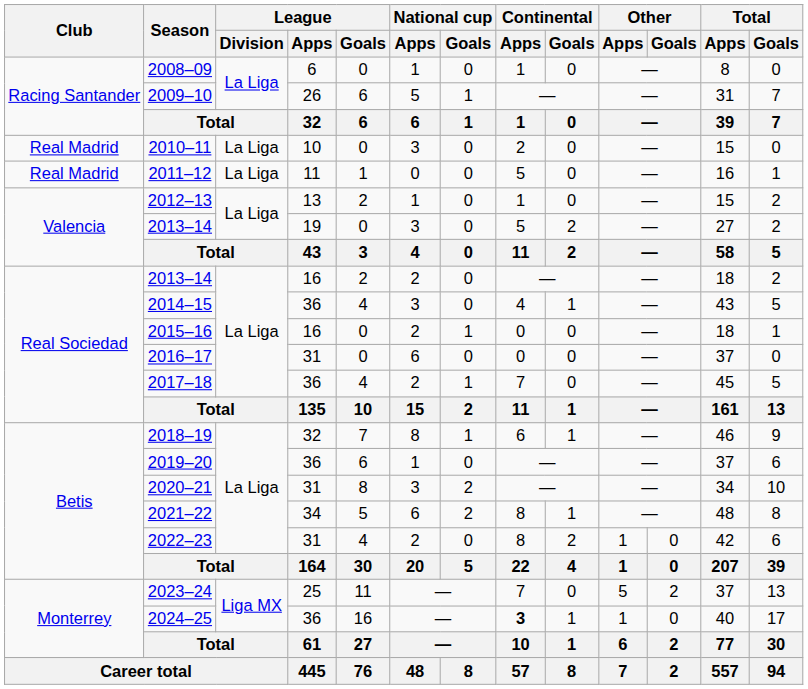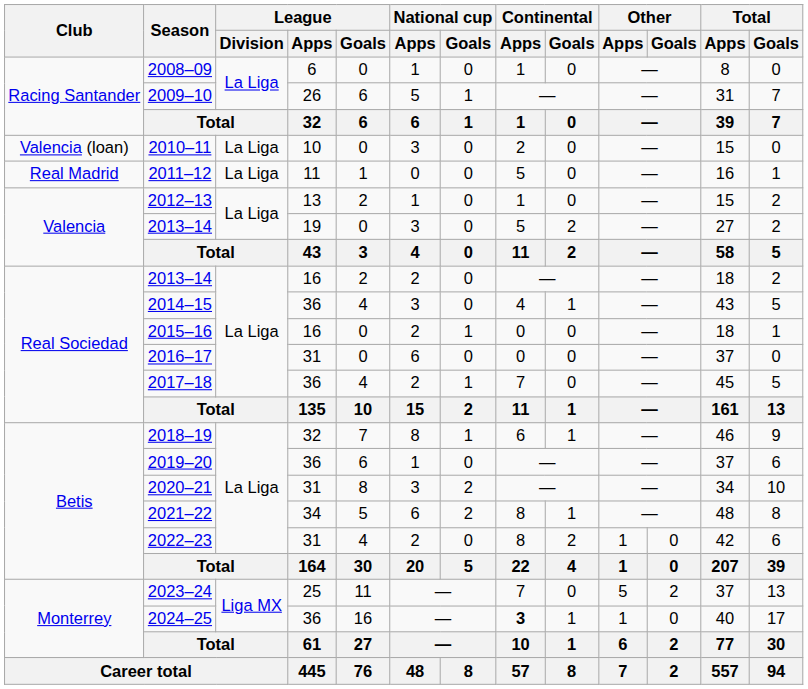(74, 148) Real Madrid -> (74, 148) Valencia (loan)
